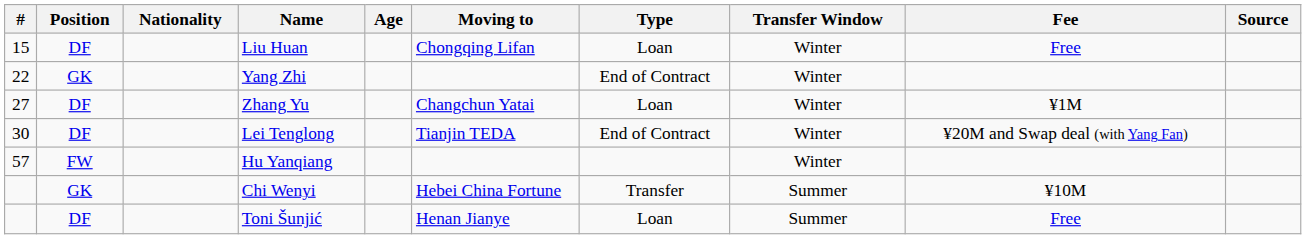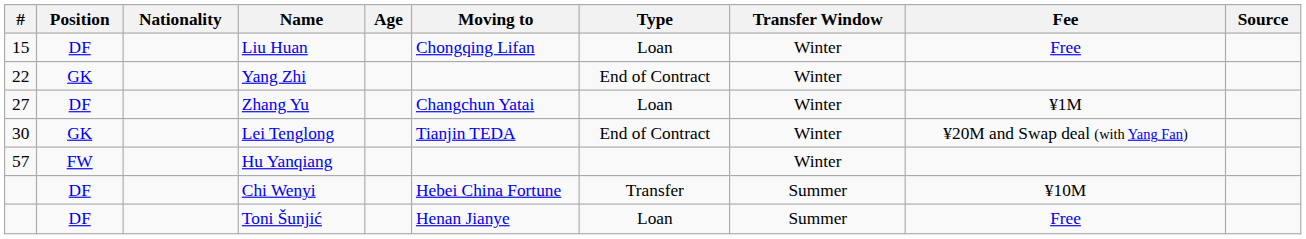(80, 133) DF -> (80, 133) GK
(80, 190) GK -> (80, 190) DF
